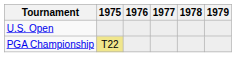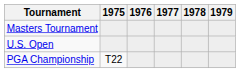+ row: (52, 28)
(110, 44) khaki background -> (114, 60) no background
